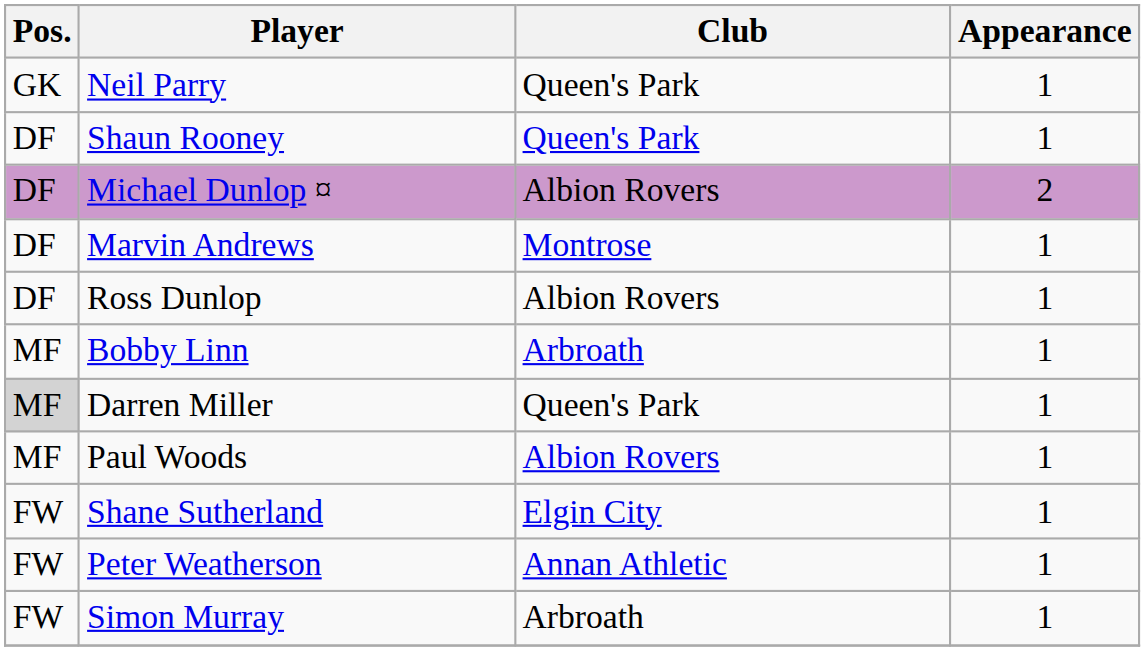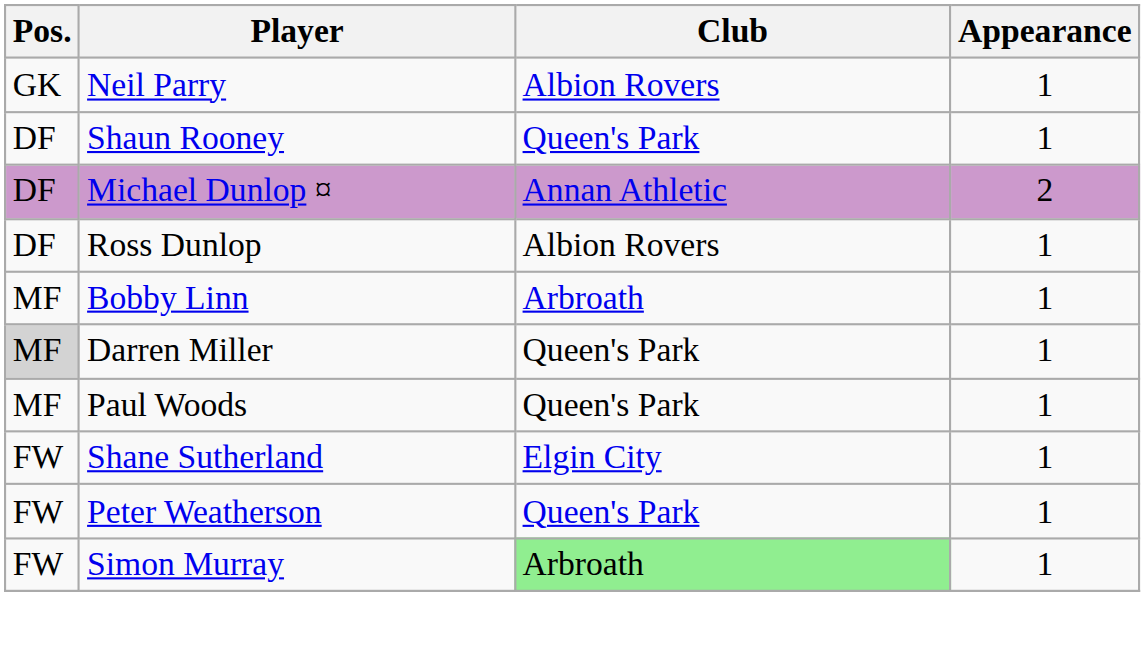(611, 84) Queen's Park -> (621, 84) Albion Rovers
(621, 191) Albion Rovers -> (625, 191) Annan Athletic
- row: (200, 244)
(621, 457) Albion Rovers -> (611, 404) Queen's Park
(625, 564) Annan Athletic -> (611, 510) Queen's Park
(583, 617) no background -> (583, 564) lightgreen background
